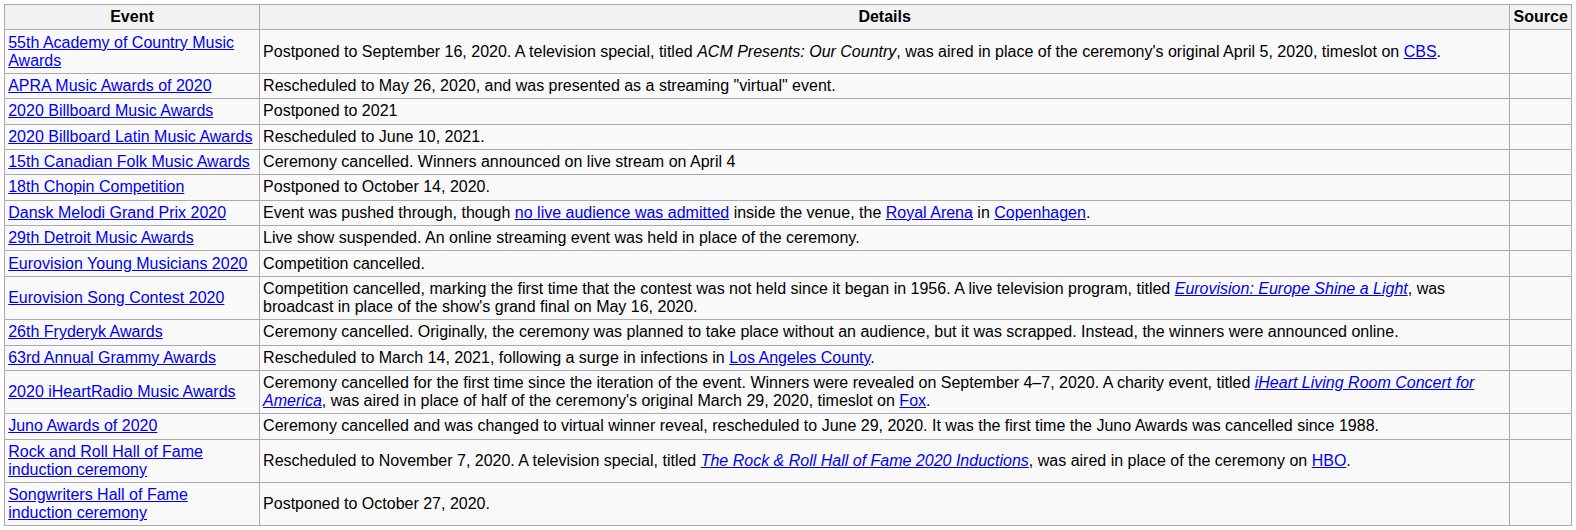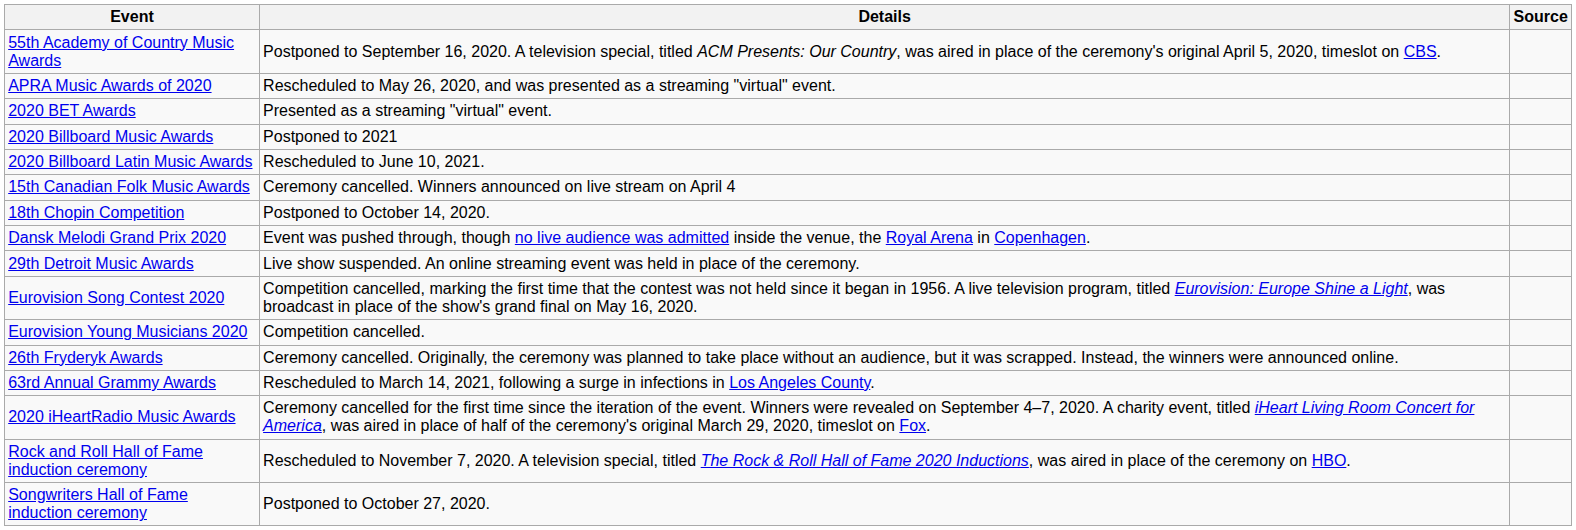+ row: (72, 111)
rows swapped: (116, 297) <-> (128, 263)
- row: (83, 426)
